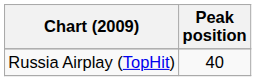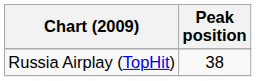(215, 62) 40 -> (215, 62) 38
